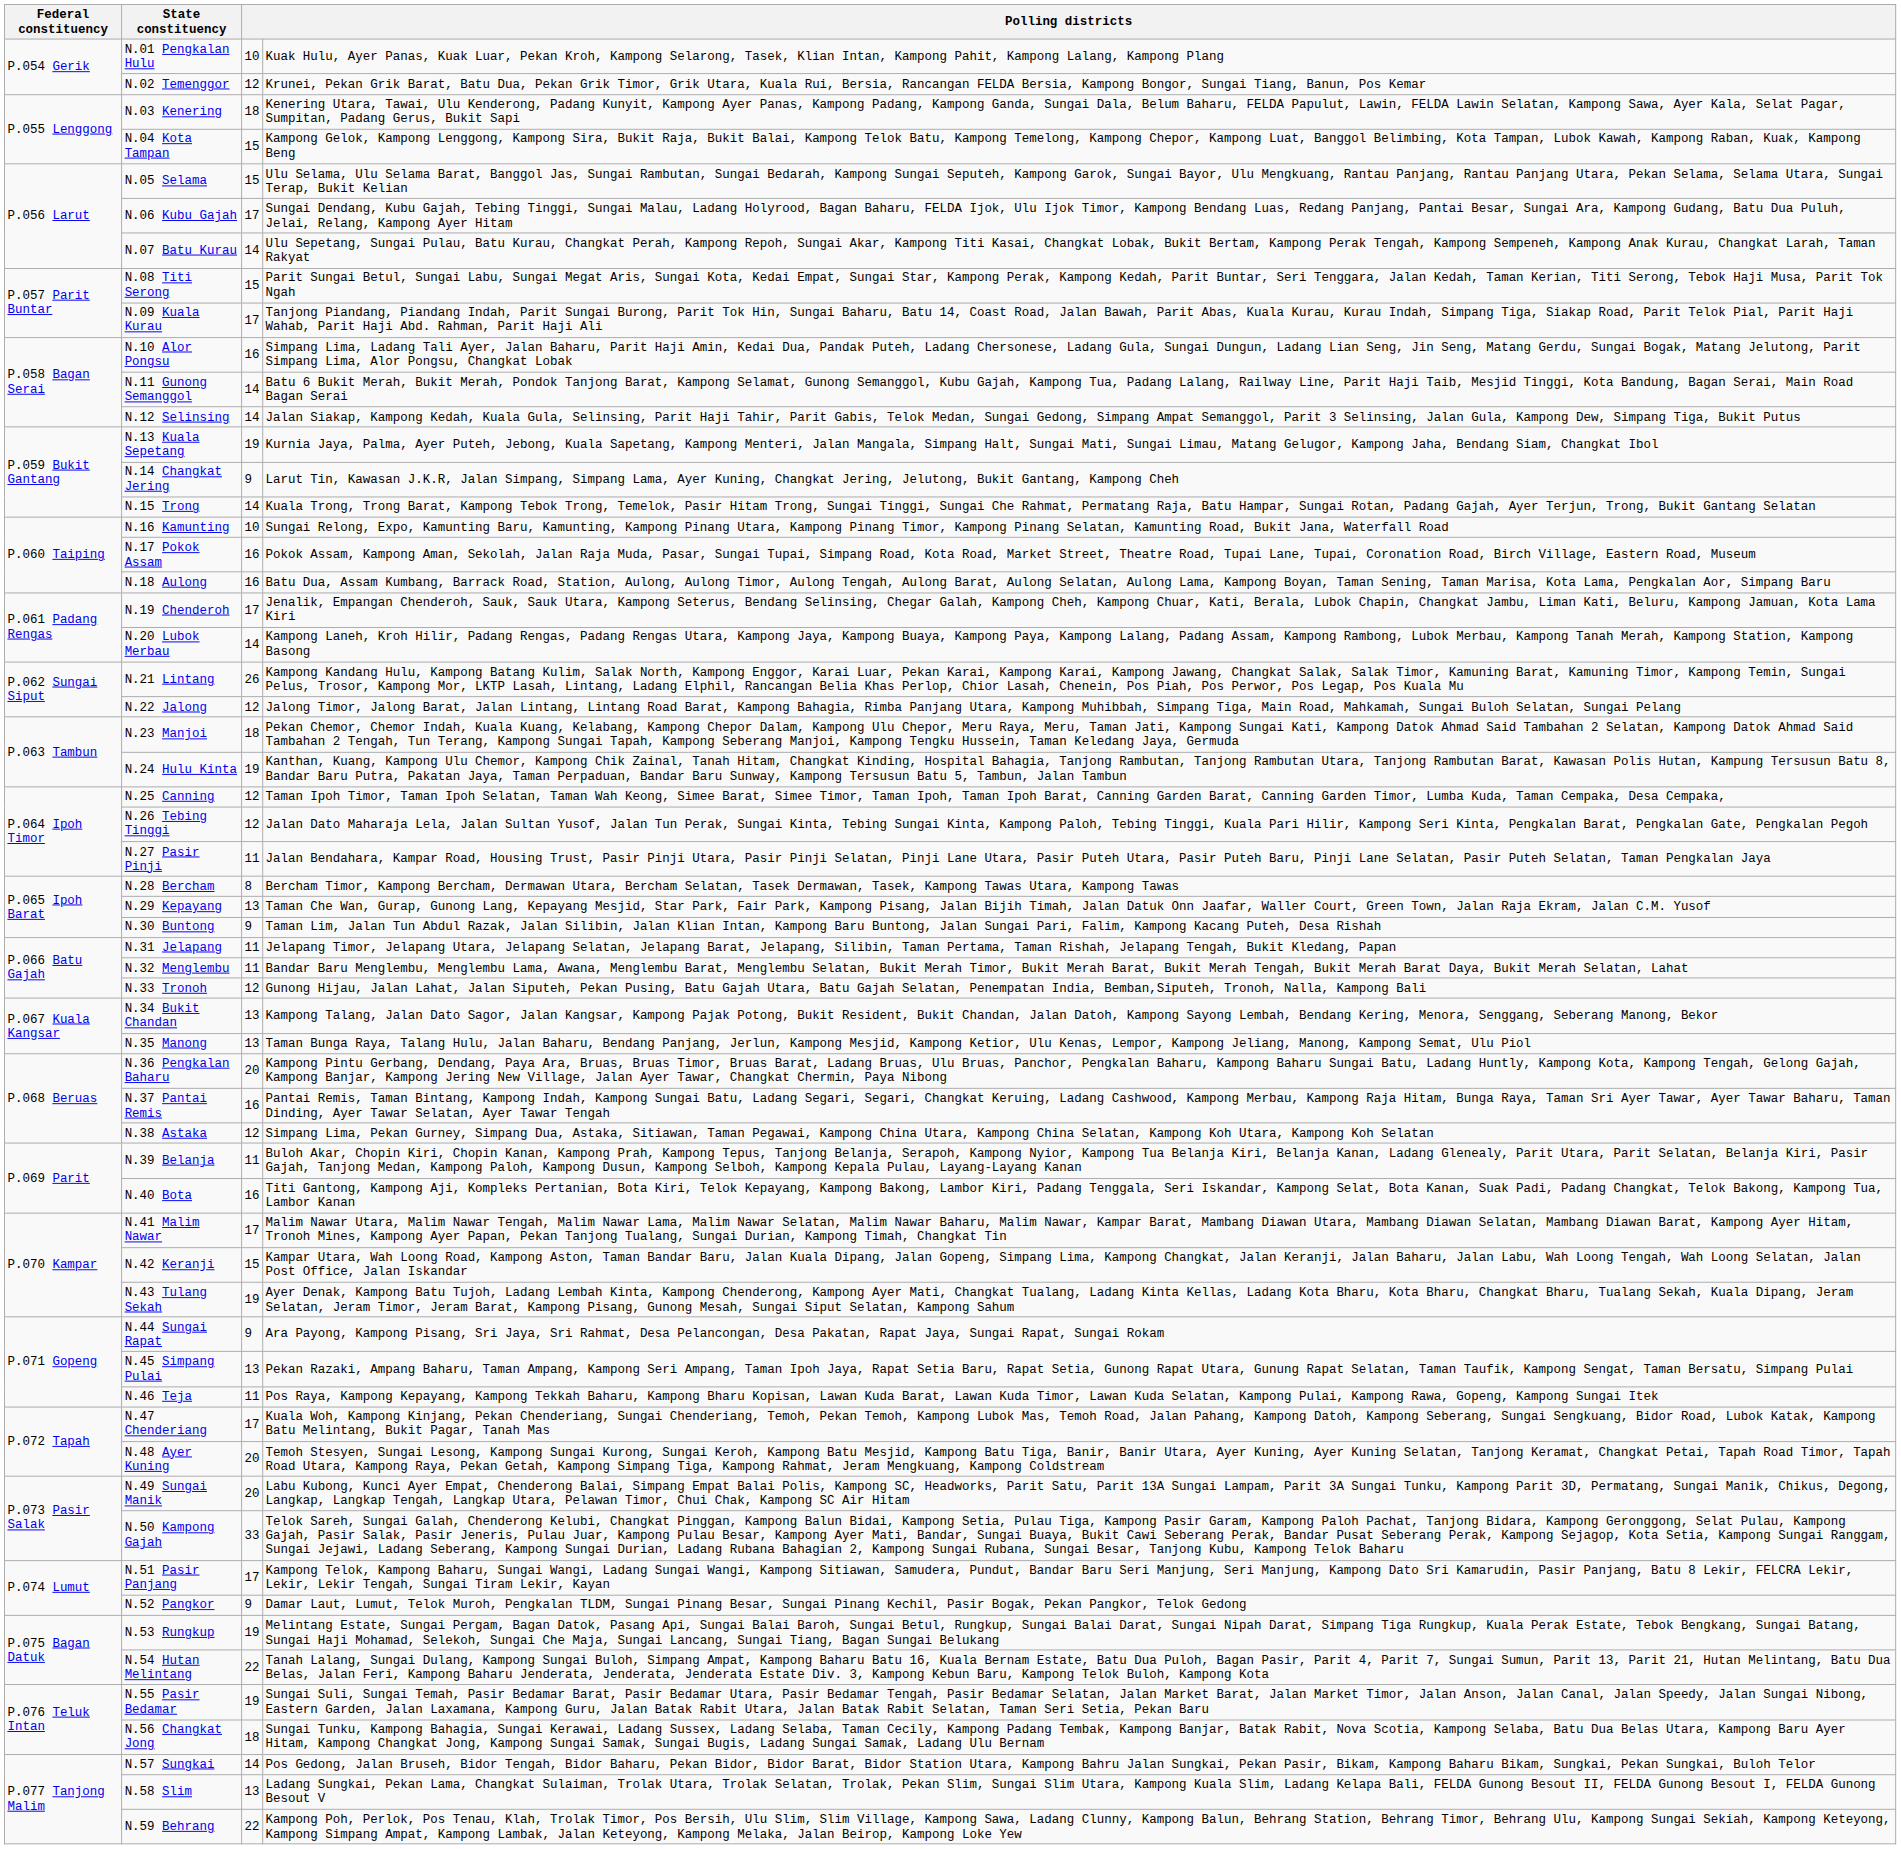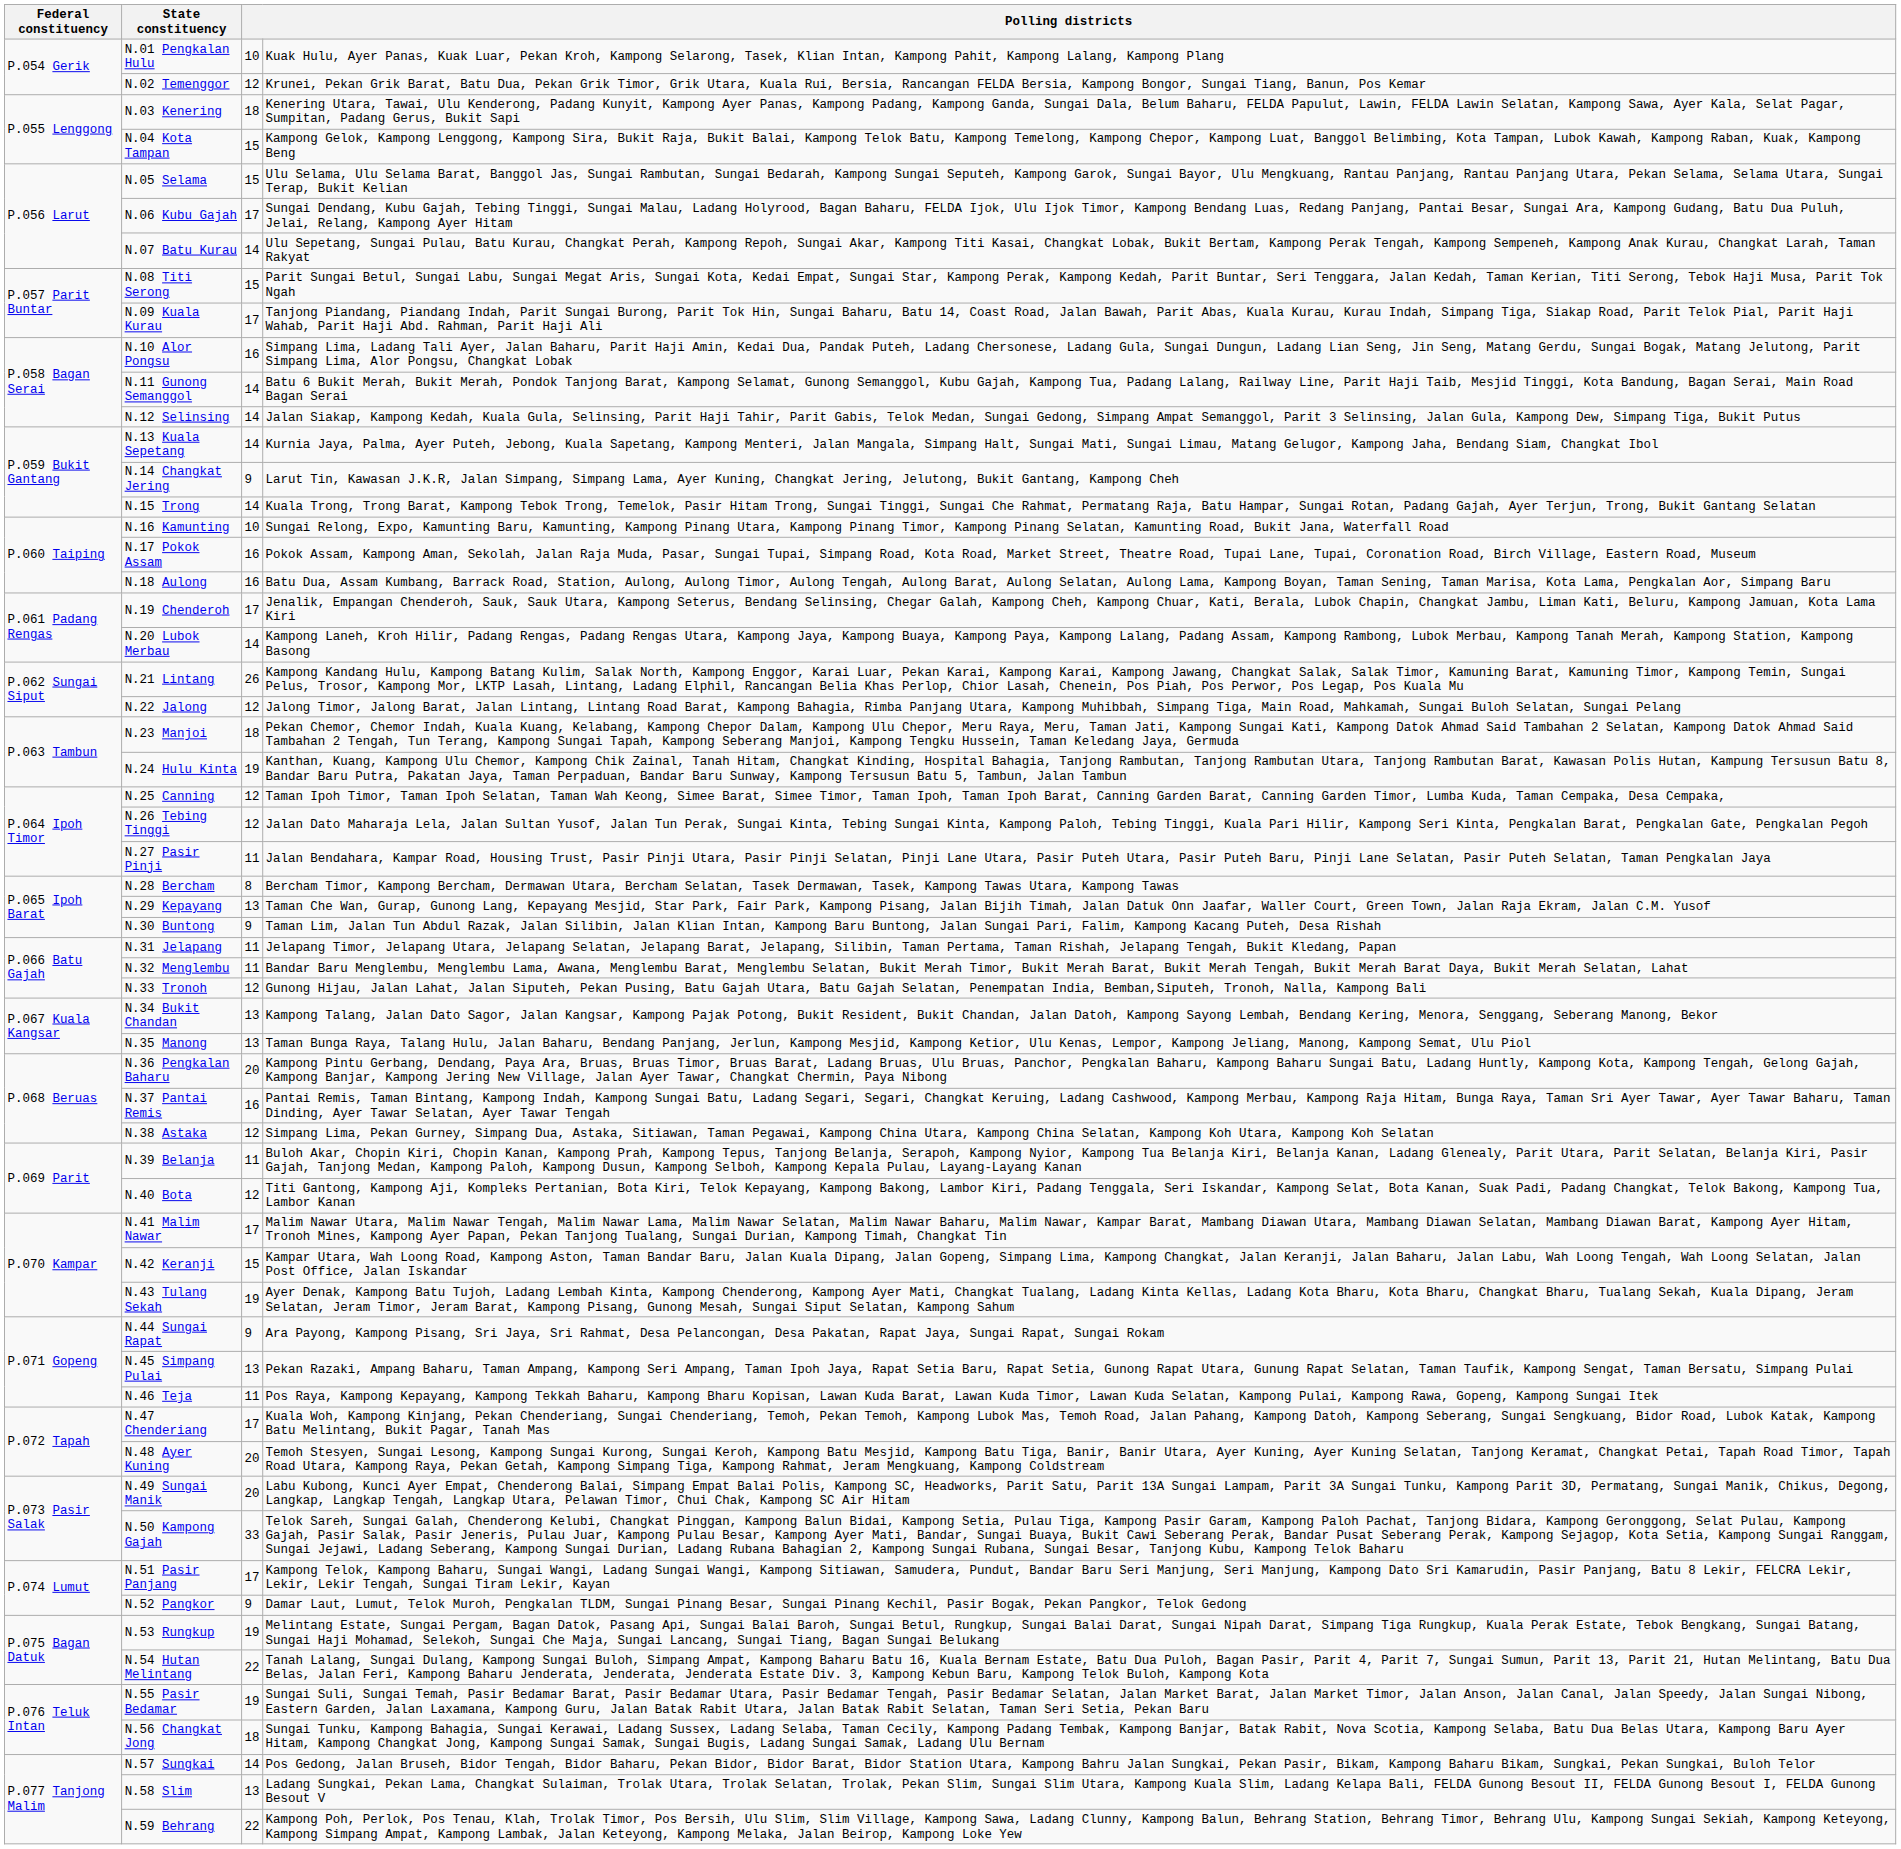(252, 445) 19 -> (252, 445) 14
(252, 1195) 16 -> (252, 1195) 12
